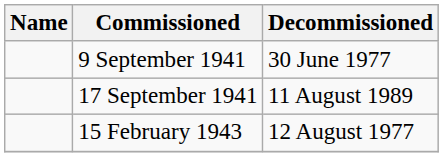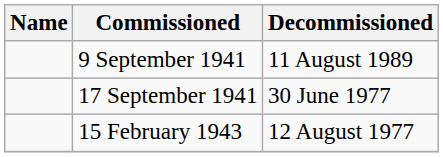(329, 59) 30 June 1977 -> (341, 59) 11 August 1989
(341, 95) 11 August 1989 -> (329, 95) 30 June 1977
